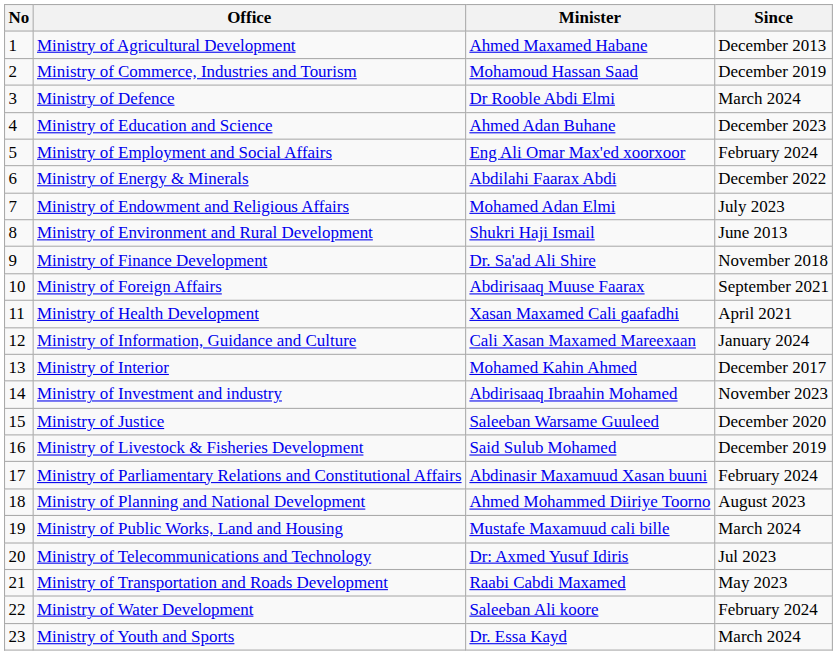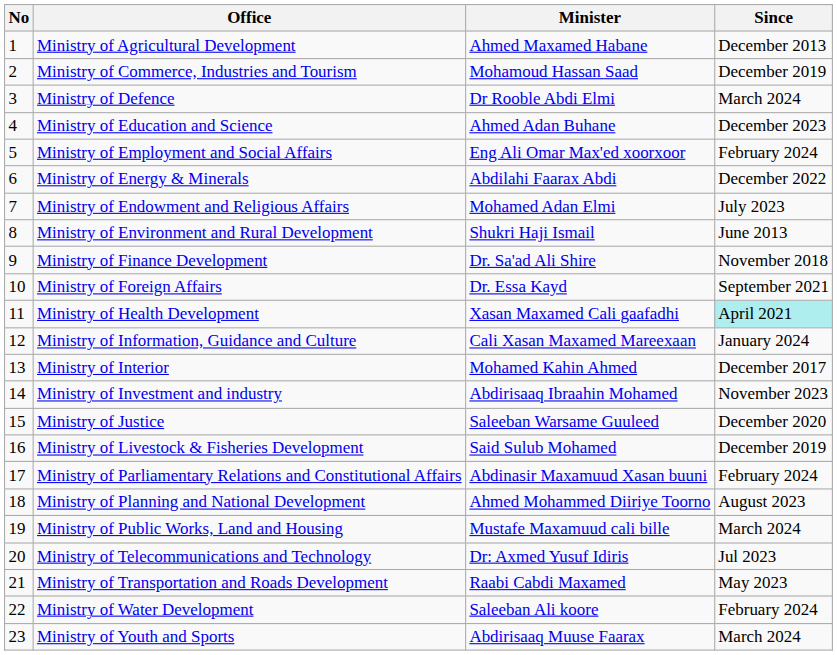(557, 286) Abdirisaaq Muuse Faarax -> (518, 286) Dr. Essa Kayd
(755, 313) no background -> (755, 313) paleturquoise background
(518, 636) Dr. Essa Kayd -> (557, 636) Abdirisaaq Muuse Faarax
